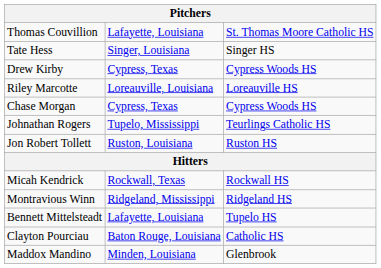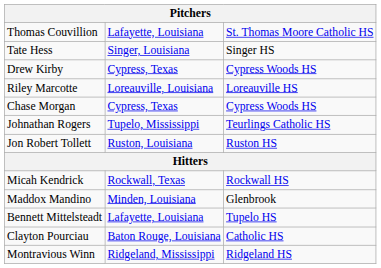rows swapped: (49, 254) <-> (51, 198)
